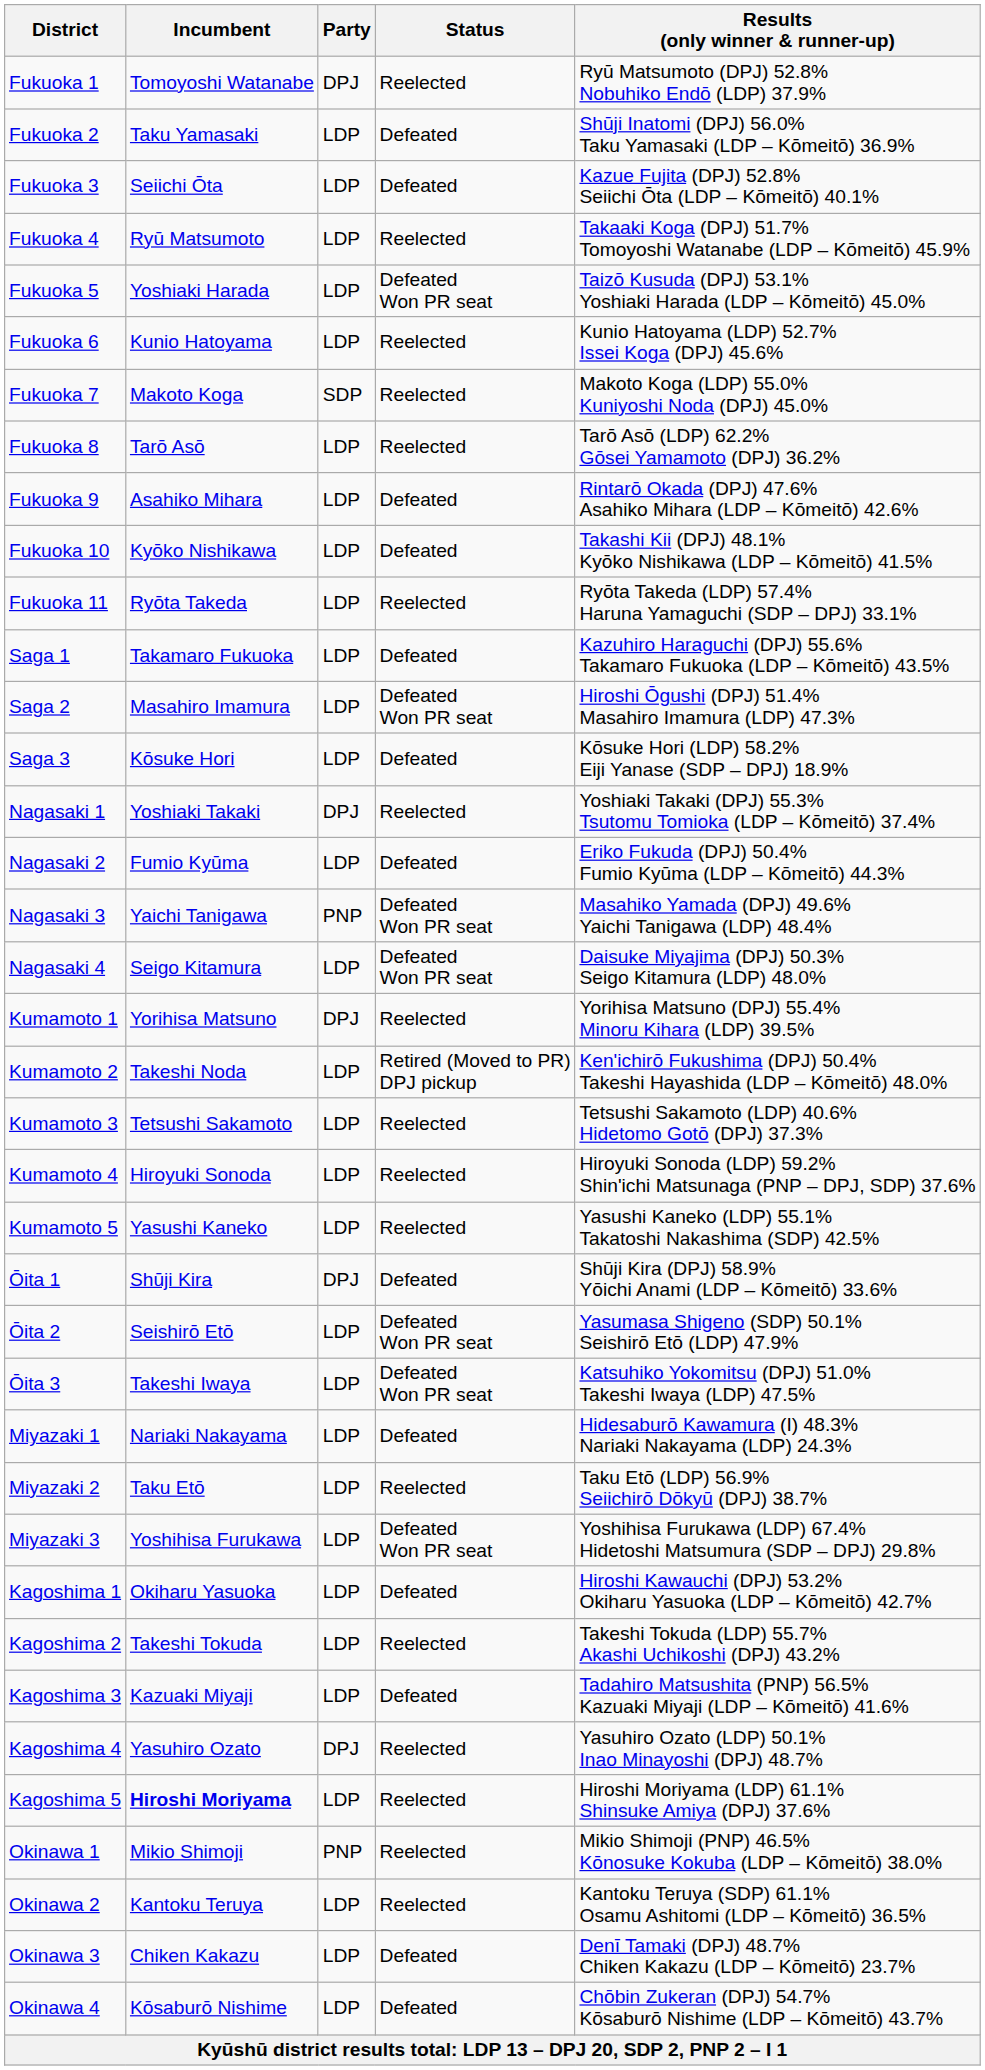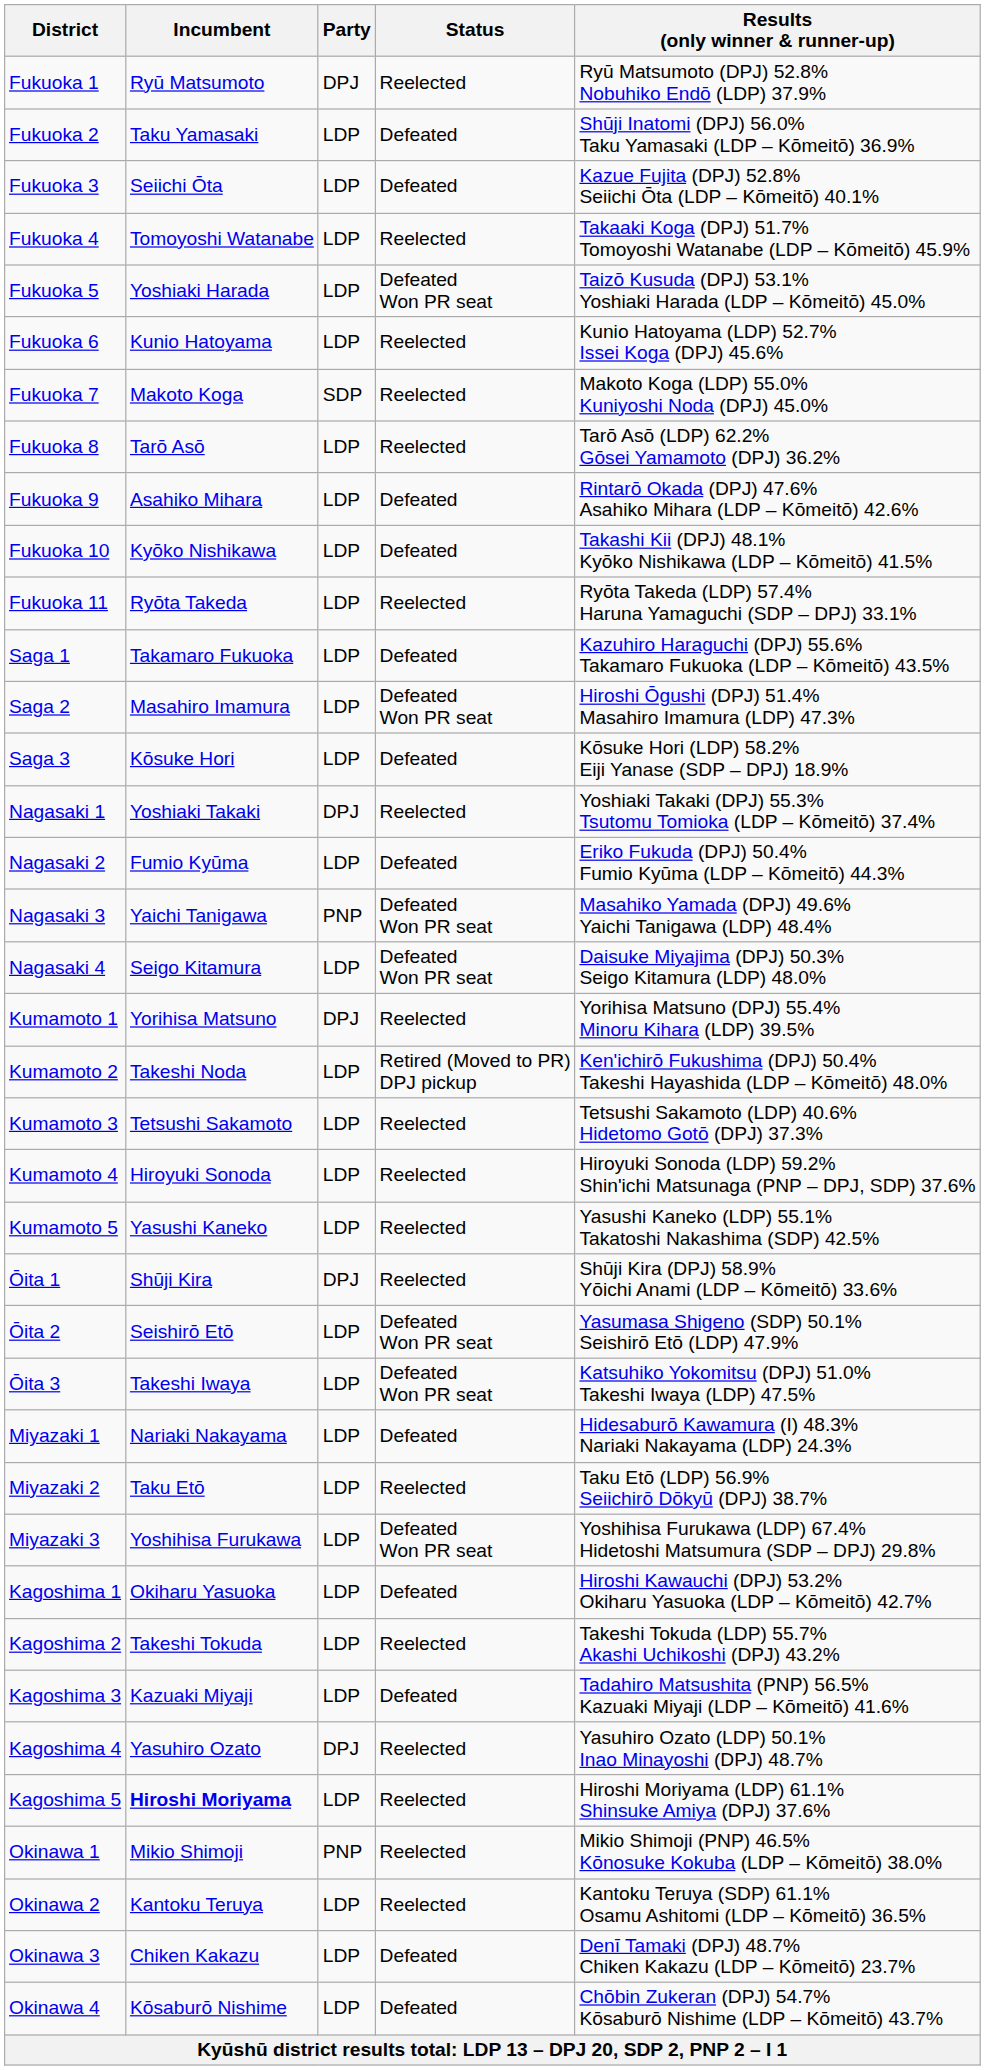(222, 82) Tomoyoshi Watanabe -> (197, 82) Ryū Matsumoto
(197, 238) Ryū Matsumoto -> (222, 238) Tomoyoshi Watanabe
(419, 1279) Defeated -> (423, 1279) Reelected
